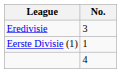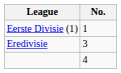rows swapped: (27, 28) <-> (42, 44)
